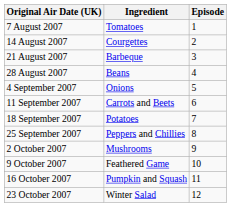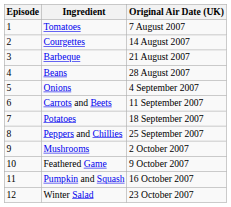columns swapped: (208, 12) <-> (54, 12)
